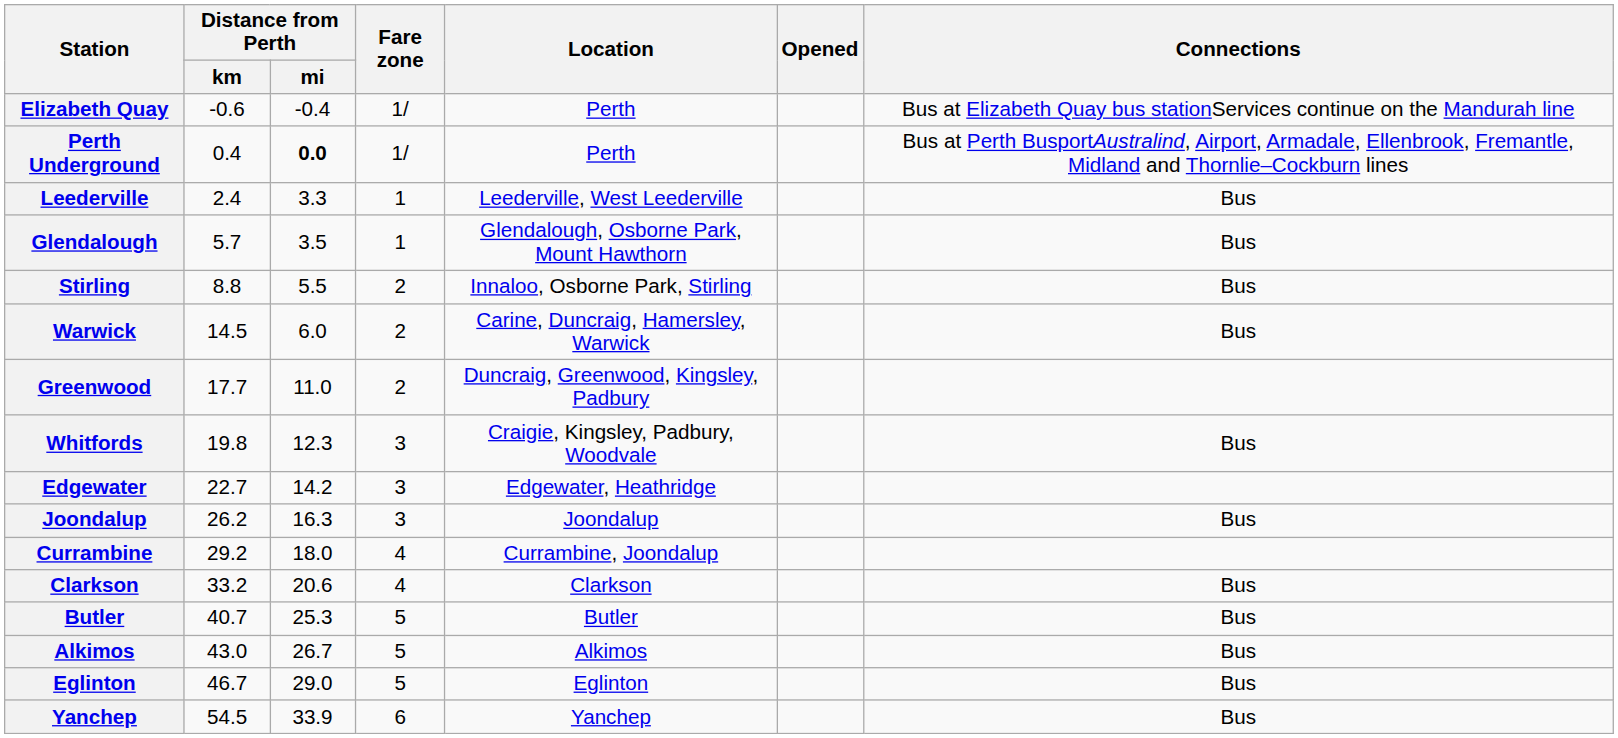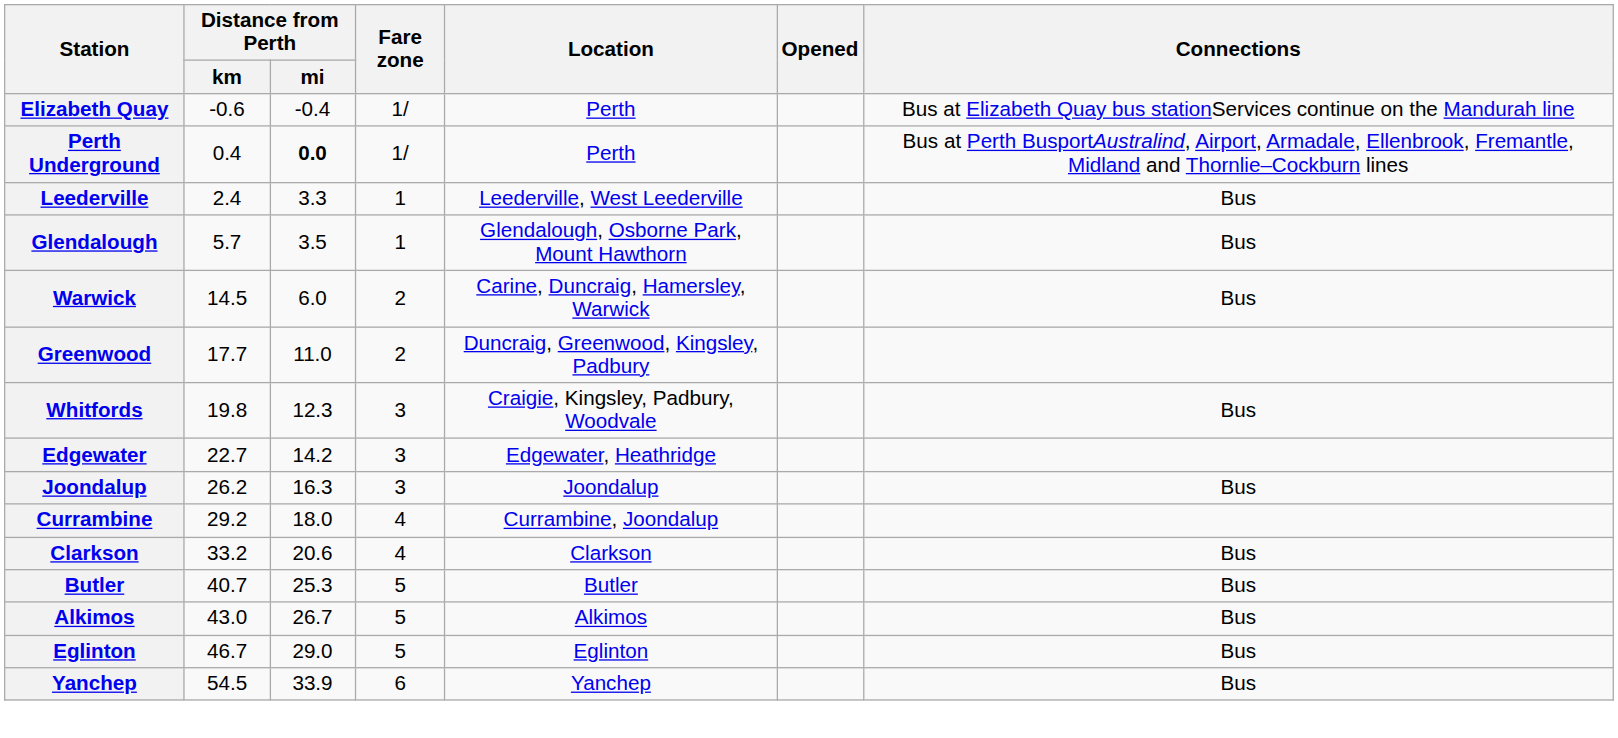- row: (94, 286)
